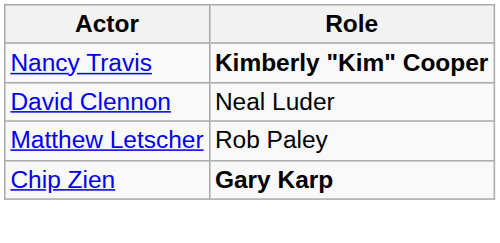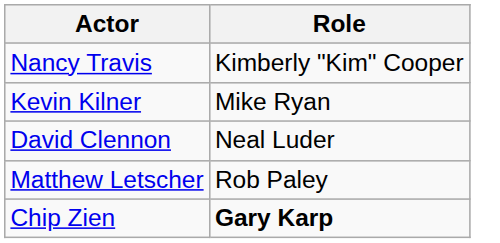(352, 62) bold -> (339, 62) normal
+ row: (76, 101)
